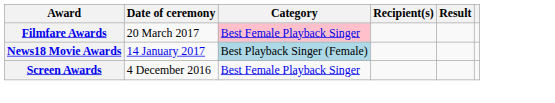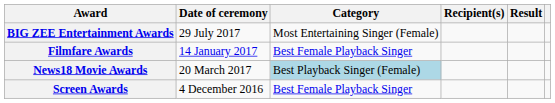+ row: (90, 32)
(163, 32) 20 March 2017 -> (218, 51) 14 January 2017
(290, 32) pink background -> (343, 51) no background
(166, 51) 14 January 2017 -> (215, 70) 20 March 2017
